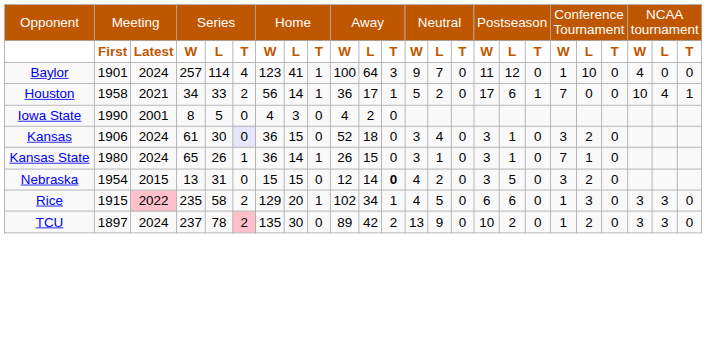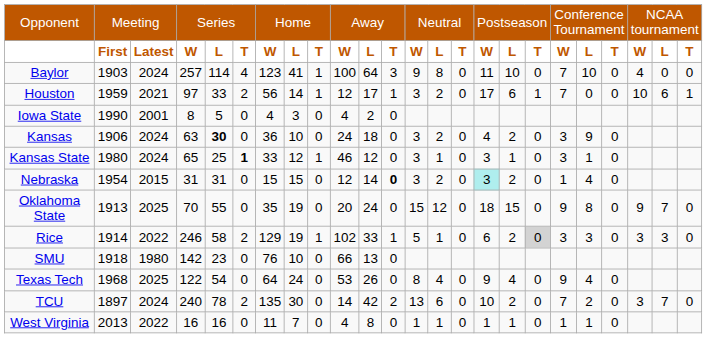(113, 72) 1901 -> (113, 72) 1903
(439, 72) 7 -> (439, 72) 8
(512, 72) 12 -> (512, 72) 10
(563, 72) 1 -> (563, 72) 7
(113, 94) 1958 -> (113, 94) 1959
(191, 94) 34 -> (191, 94) 97
(345, 94) 36 -> (345, 94) 12
(416, 94) 5 -> (416, 94) 3
(665, 94) 4 -> (665, 94) 6
(191, 136) 61 -> (191, 136) 63
(219, 136) normal -> (219, 136) bold
(244, 136) lavender background -> (244, 136) no background
(296, 136) 15 -> (296, 136) 10
(345, 136) 52 -> (345, 136) 24
(439, 136) 4 -> (439, 136) 2
(487, 136) 3 -> (487, 136) 4
(512, 136) 1 -> (512, 136) 2
(589, 136) 2 -> (589, 136) 9
(219, 158) 26 -> (219, 158) 25
(244, 158) normal -> (244, 158) bold
(270, 158) 36 -> (270, 158) 33
(296, 158) 14 -> (296, 158) 12
(345, 158) 26 -> (345, 158) 46
(370, 158) 15 -> (370, 158) 12
(563, 158) 7 -> (563, 158) 3
(191, 179) 13 -> (191, 179) 31
(416, 179) 4 -> (416, 179) 3
(487, 179) no background -> (487, 179) paleturquoise background
(512, 179) 5 -> (512, 179) 2
(563, 179) 3 -> (563, 179) 1
(589, 179) 2 -> (589, 179) 4
+ row: (50, 208)
(113, 200) 1915 -> (113, 237) 1914
(154, 200) pink background -> (154, 237) no background
(191, 200) 235 -> (191, 237) 246
(296, 200) 20 -> (296, 237) 19
(370, 200) 34 -> (370, 237) 33
(416, 200) 4 -> (416, 237) 5
(439, 200) 5 -> (439, 237) 1
(512, 200) 6 -> (512, 237) 2
(538, 200) no background -> (538, 237) lightgrey background
(563, 200) 1 -> (563, 237) 3
+ row: (50, 258)
+ row: (50, 279)
(191, 222) 237 -> (191, 301) 240
(244, 222) pink background -> (244, 301) no background
(345, 222) 89 -> (345, 301) 14
(439, 222) 9 -> (439, 301) 6
(563, 222) 1 -> (563, 301) 7
(665, 222) 3 -> (665, 301) 7
+ row: (50, 322)
